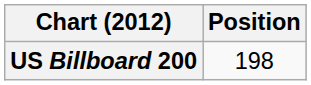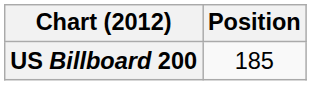(254, 60) 198 -> (254, 60) 185
